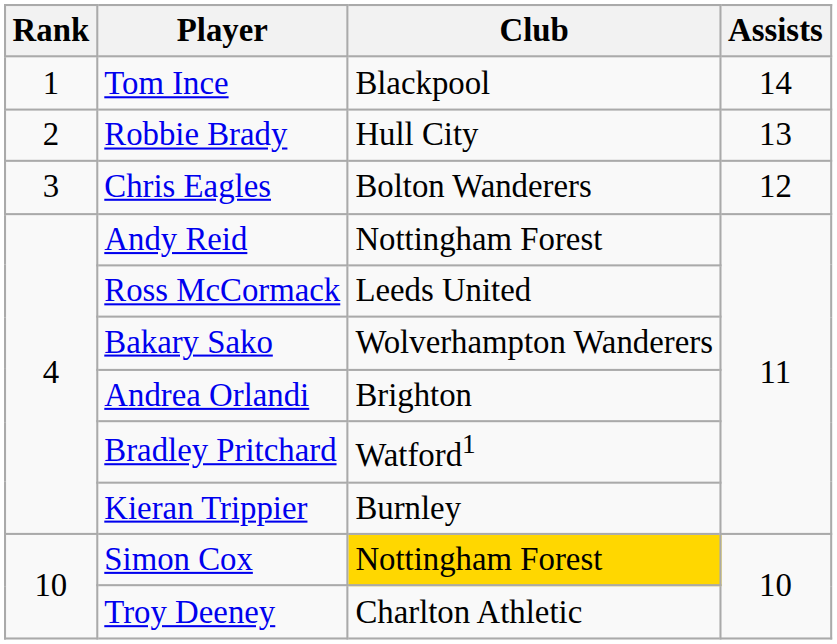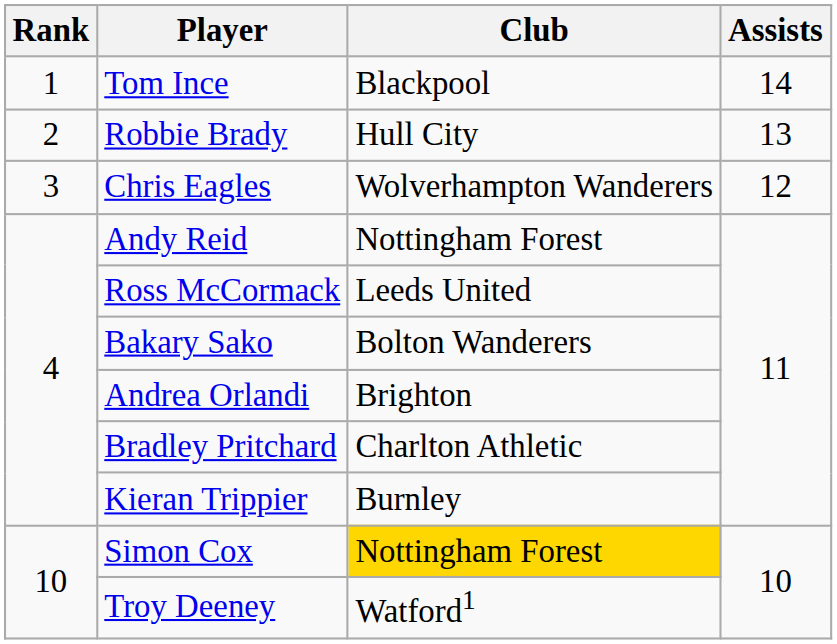(474, 186) Bolton Wanderers -> (534, 186) Wolverhampton Wanderers
(534, 342) Wolverhampton Wanderers -> (474, 342) Bolton Wanderers
(416, 451) Watford1 -> (469, 446) Charlton Athletic
(469, 611) Charlton Athletic -> (416, 607) Watford1
